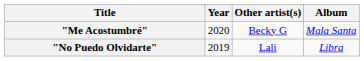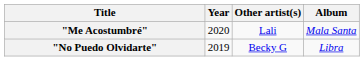(268, 30) Becky G -> (268, 30) Lali
(268, 47) Lali -> (268, 47) Becky G
